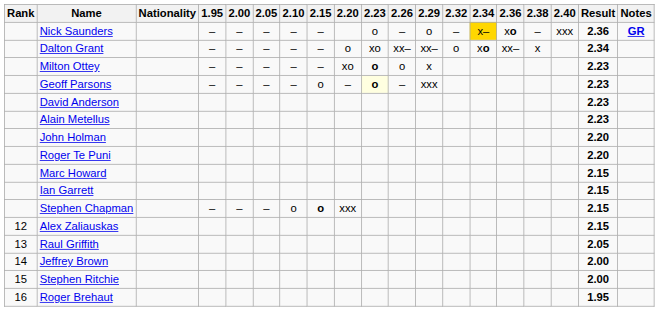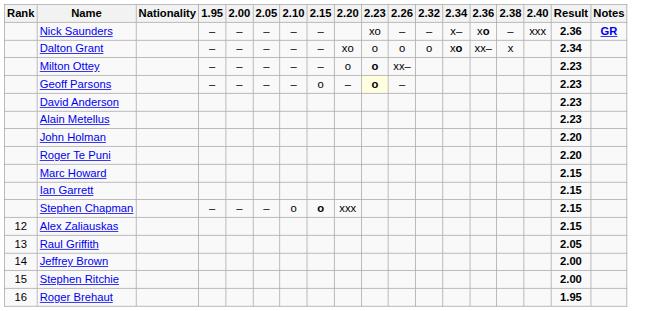- column: (429, 14)
(375, 31) o -> (375, 31) xo
(483, 31) gold background -> (456, 31) no background
(348, 49) o -> (348, 49) xo
(375, 49) xo -> (375, 49) o
(402, 49) xx– -> (402, 49) o
(348, 67) xo -> (348, 67) o
(402, 67) o -> (402, 67) xx–
